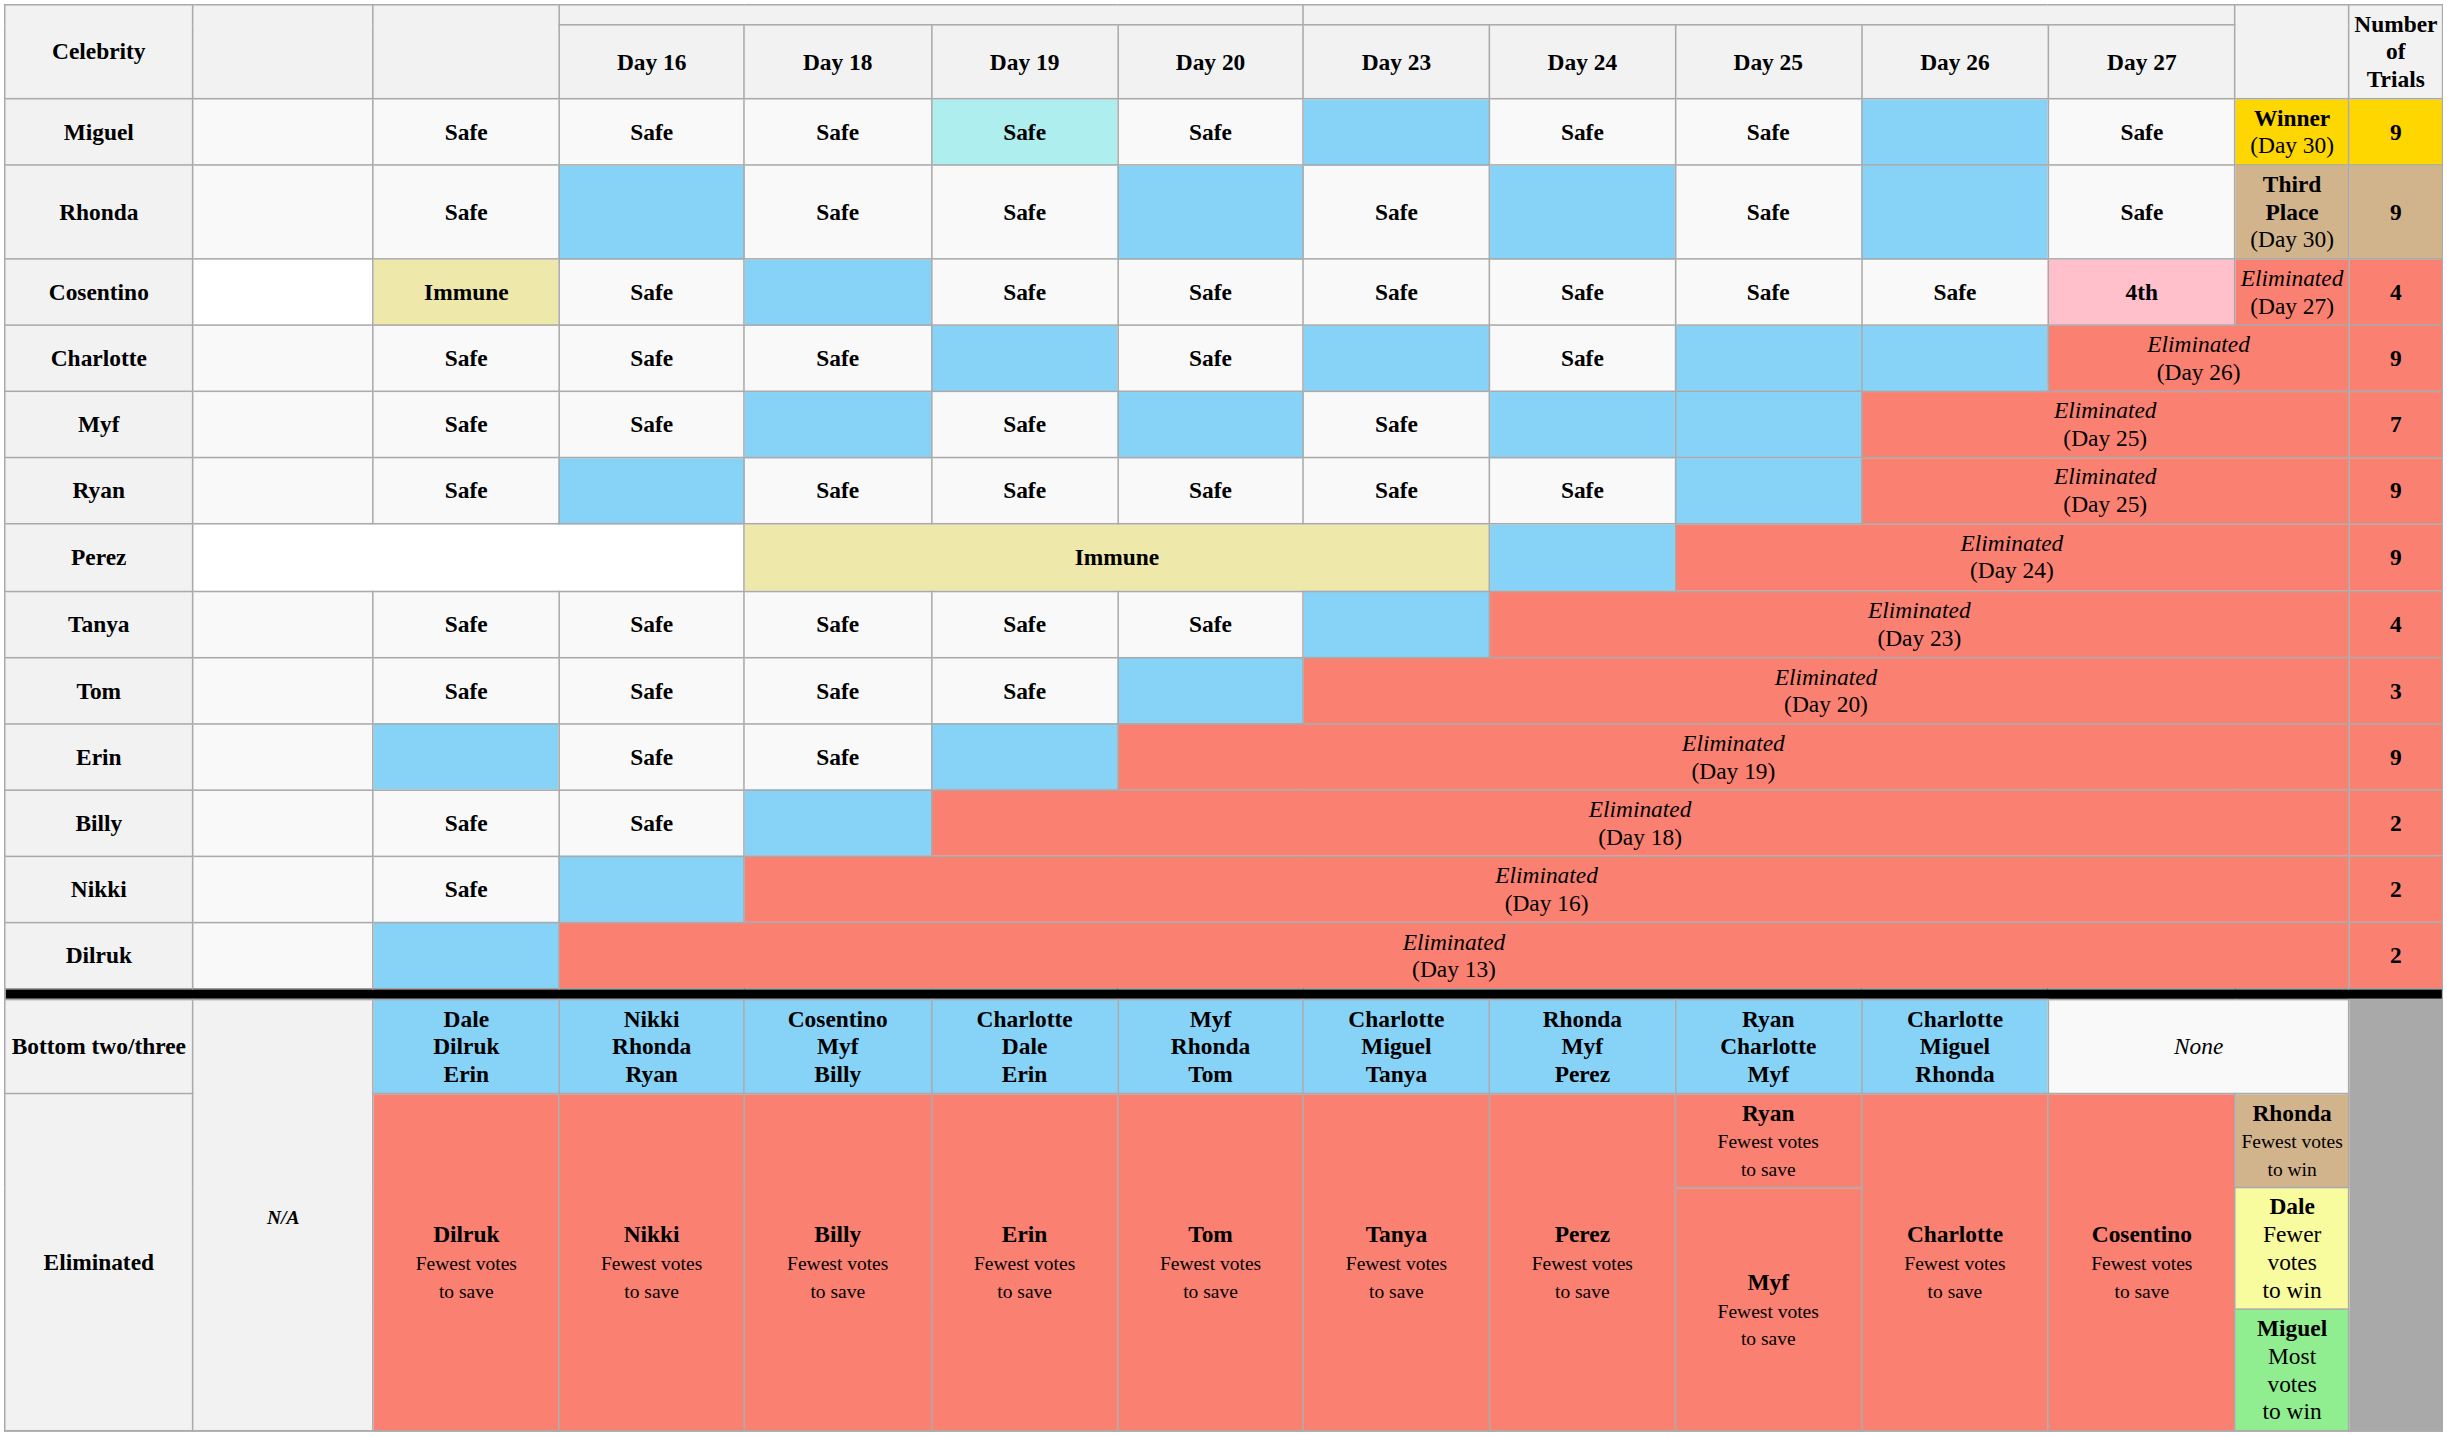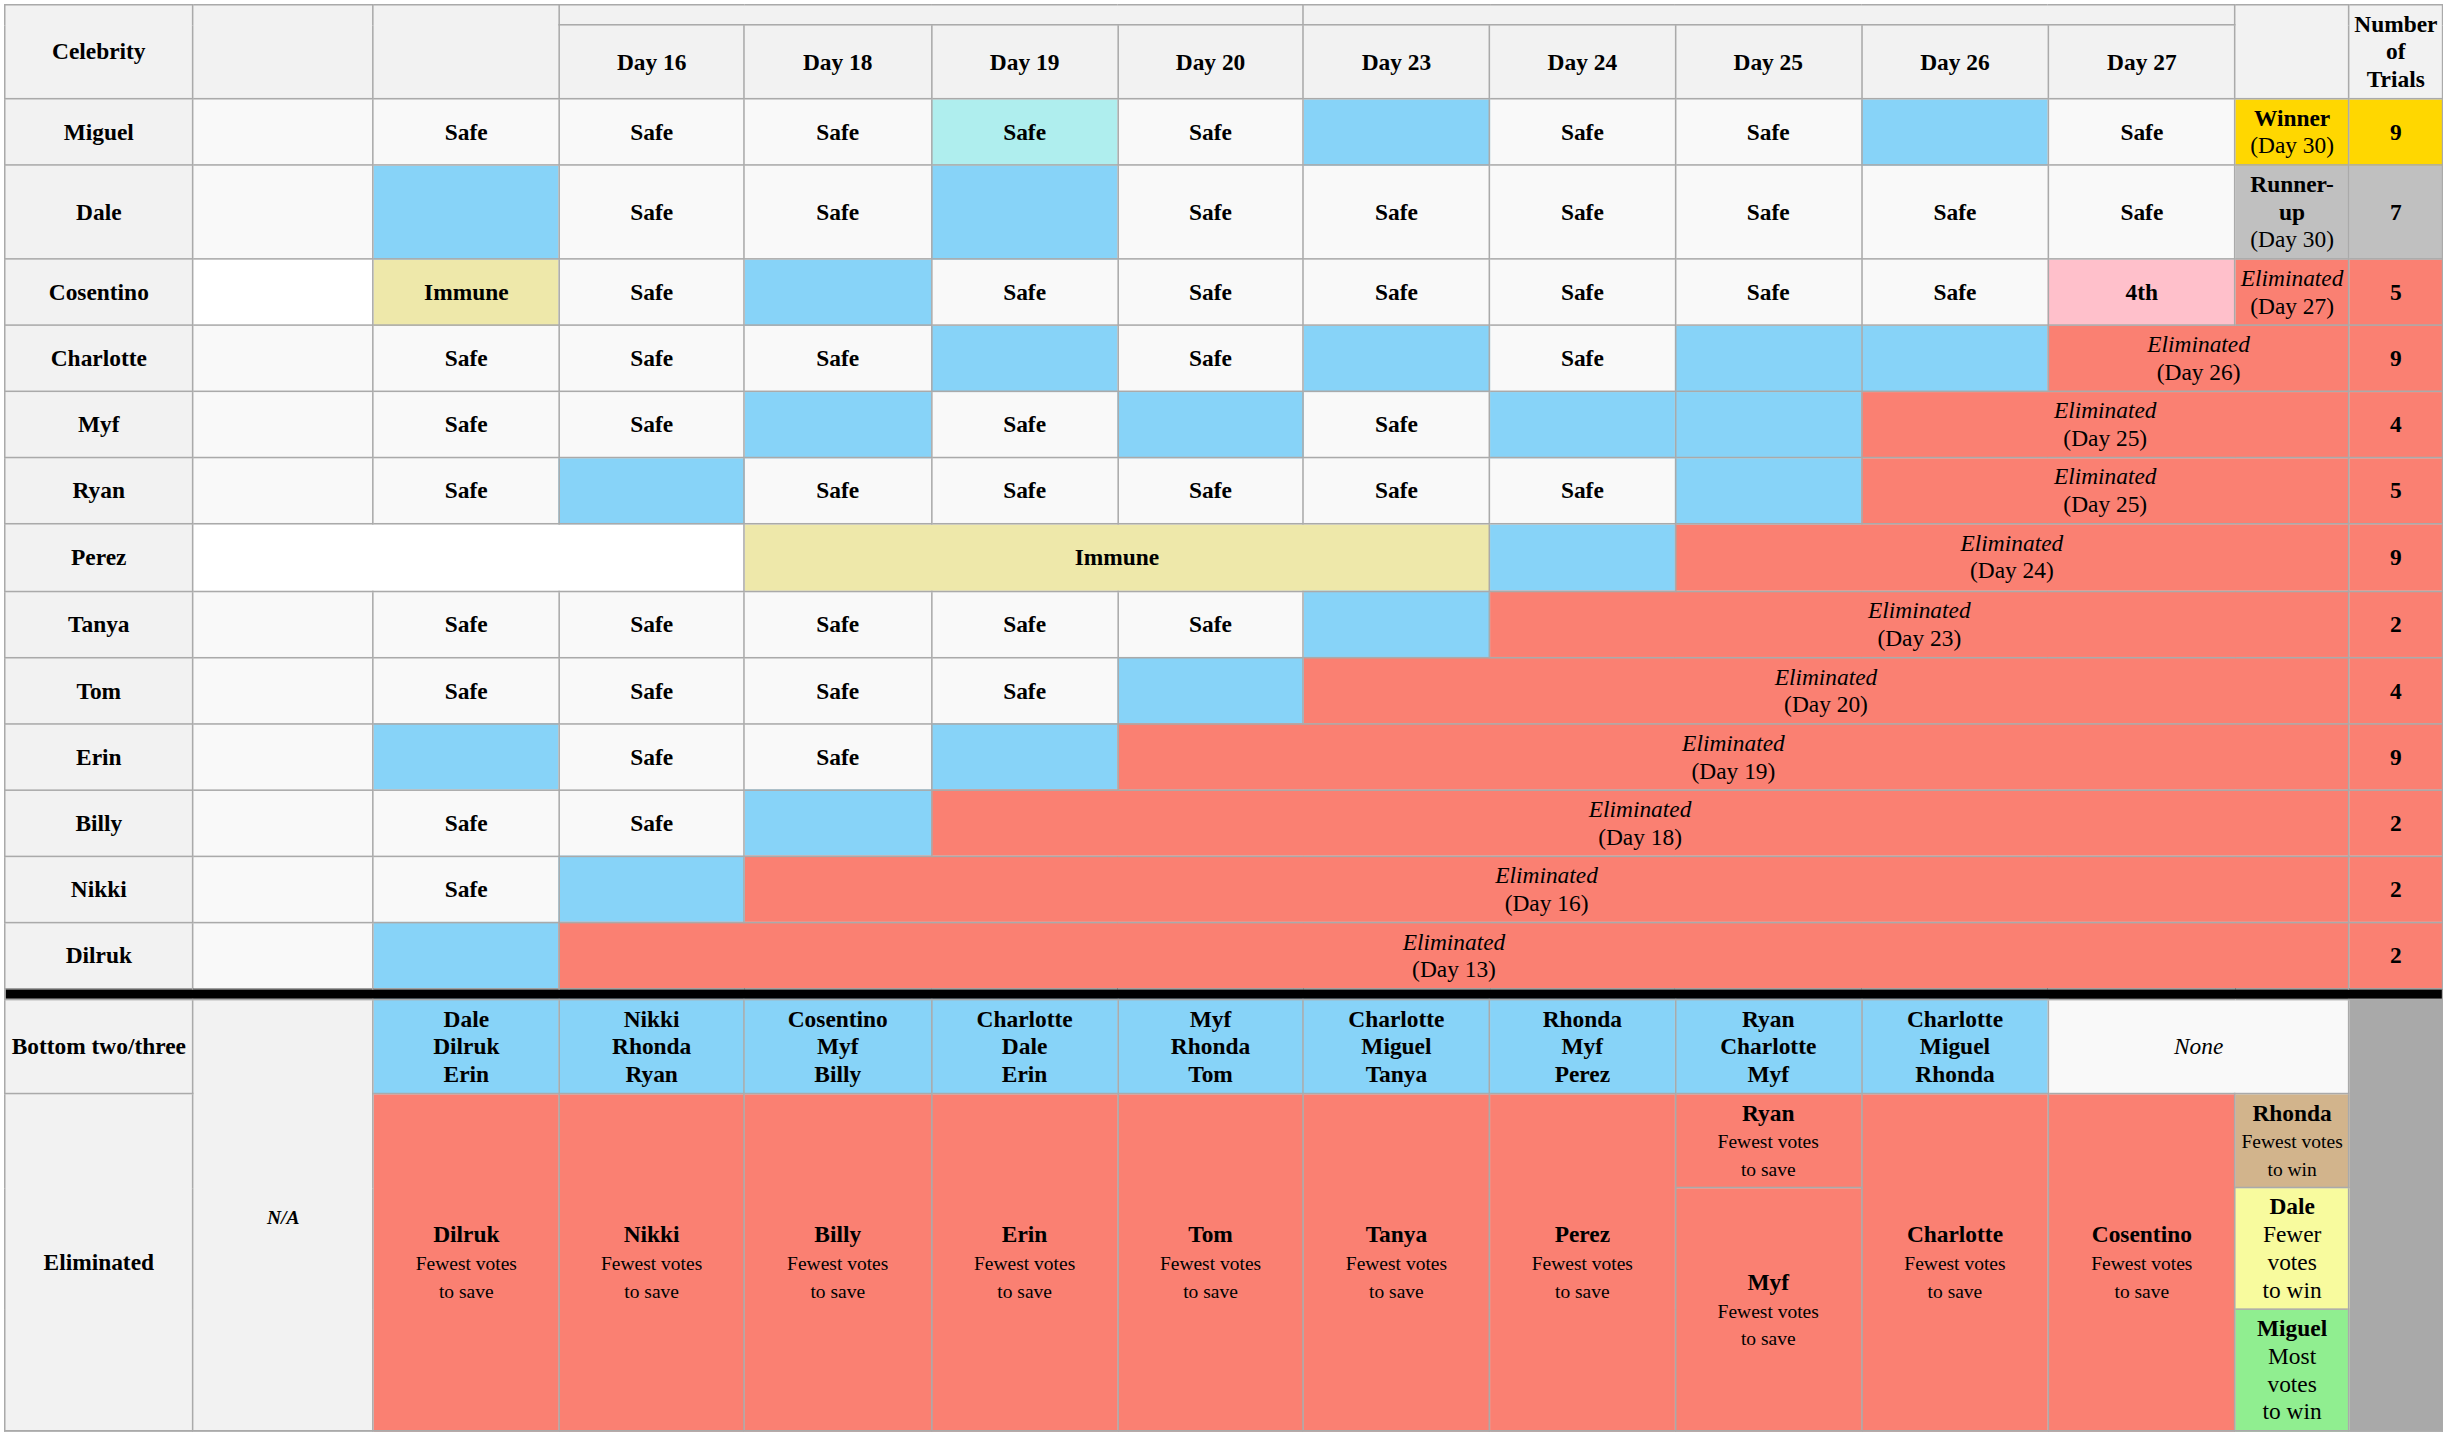+ row: (99, 212)
- row: (99, 212)
(2396, 292) 4 -> (2396, 292) 5
(2396, 424) 7 -> (2396, 424) 4
(2396, 491) 9 -> (2396, 491) 5
(2396, 623) 4 -> (2396, 623) 2
(2396, 690) 3 -> (2396, 690) 4
